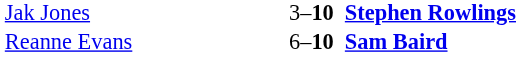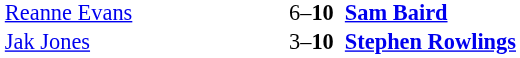rows swapped: (69, 41) <-> (47, 12)
